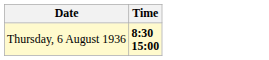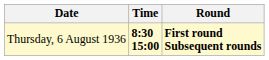+ column: (213, 13)
